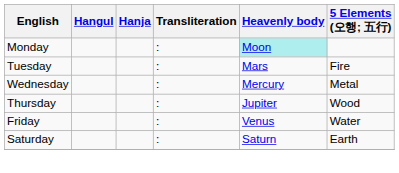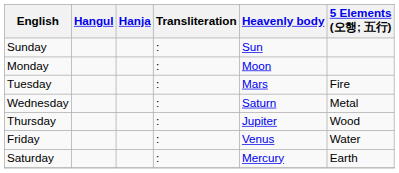+ row: (27, 47)
(257, 47) paleturquoise background -> (257, 66) no background
(263, 84) Mercury -> (259, 103) Saturn
(259, 140) Saturn -> (263, 158) Mercury
